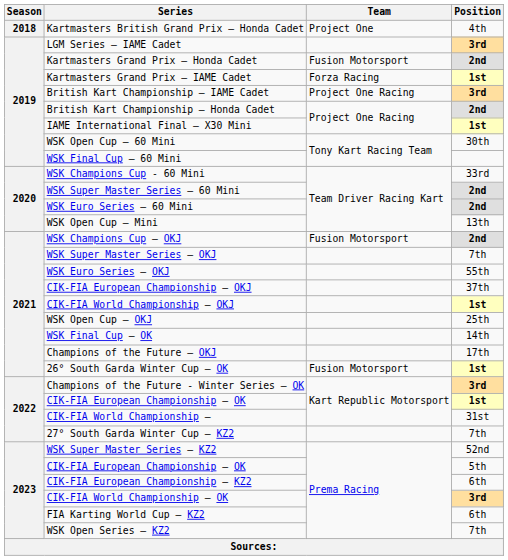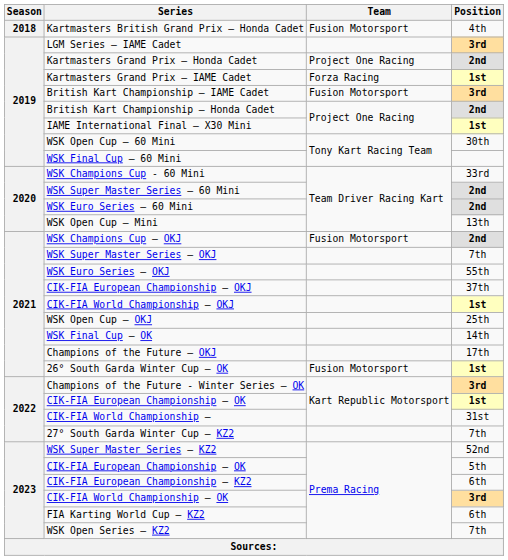(341, 29) Project One -> (359, 29) Fusion Motorsport
(359, 61) Fusion Motorsport -> (362, 61) Project One Racing
(362, 94) Project One Racing -> (359, 94) Fusion Motorsport
